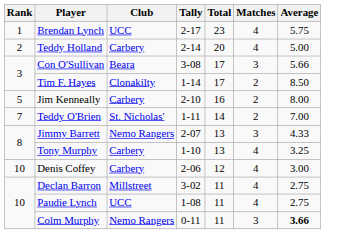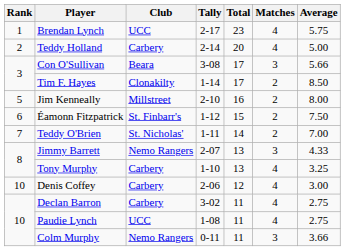(127, 99) Carbery -> (150, 99) Millstreet
+ row: (80, 116)
(130, 185) Millstreet -> (146, 202) Carbery
(299, 220) bold -> (319, 237) normal
